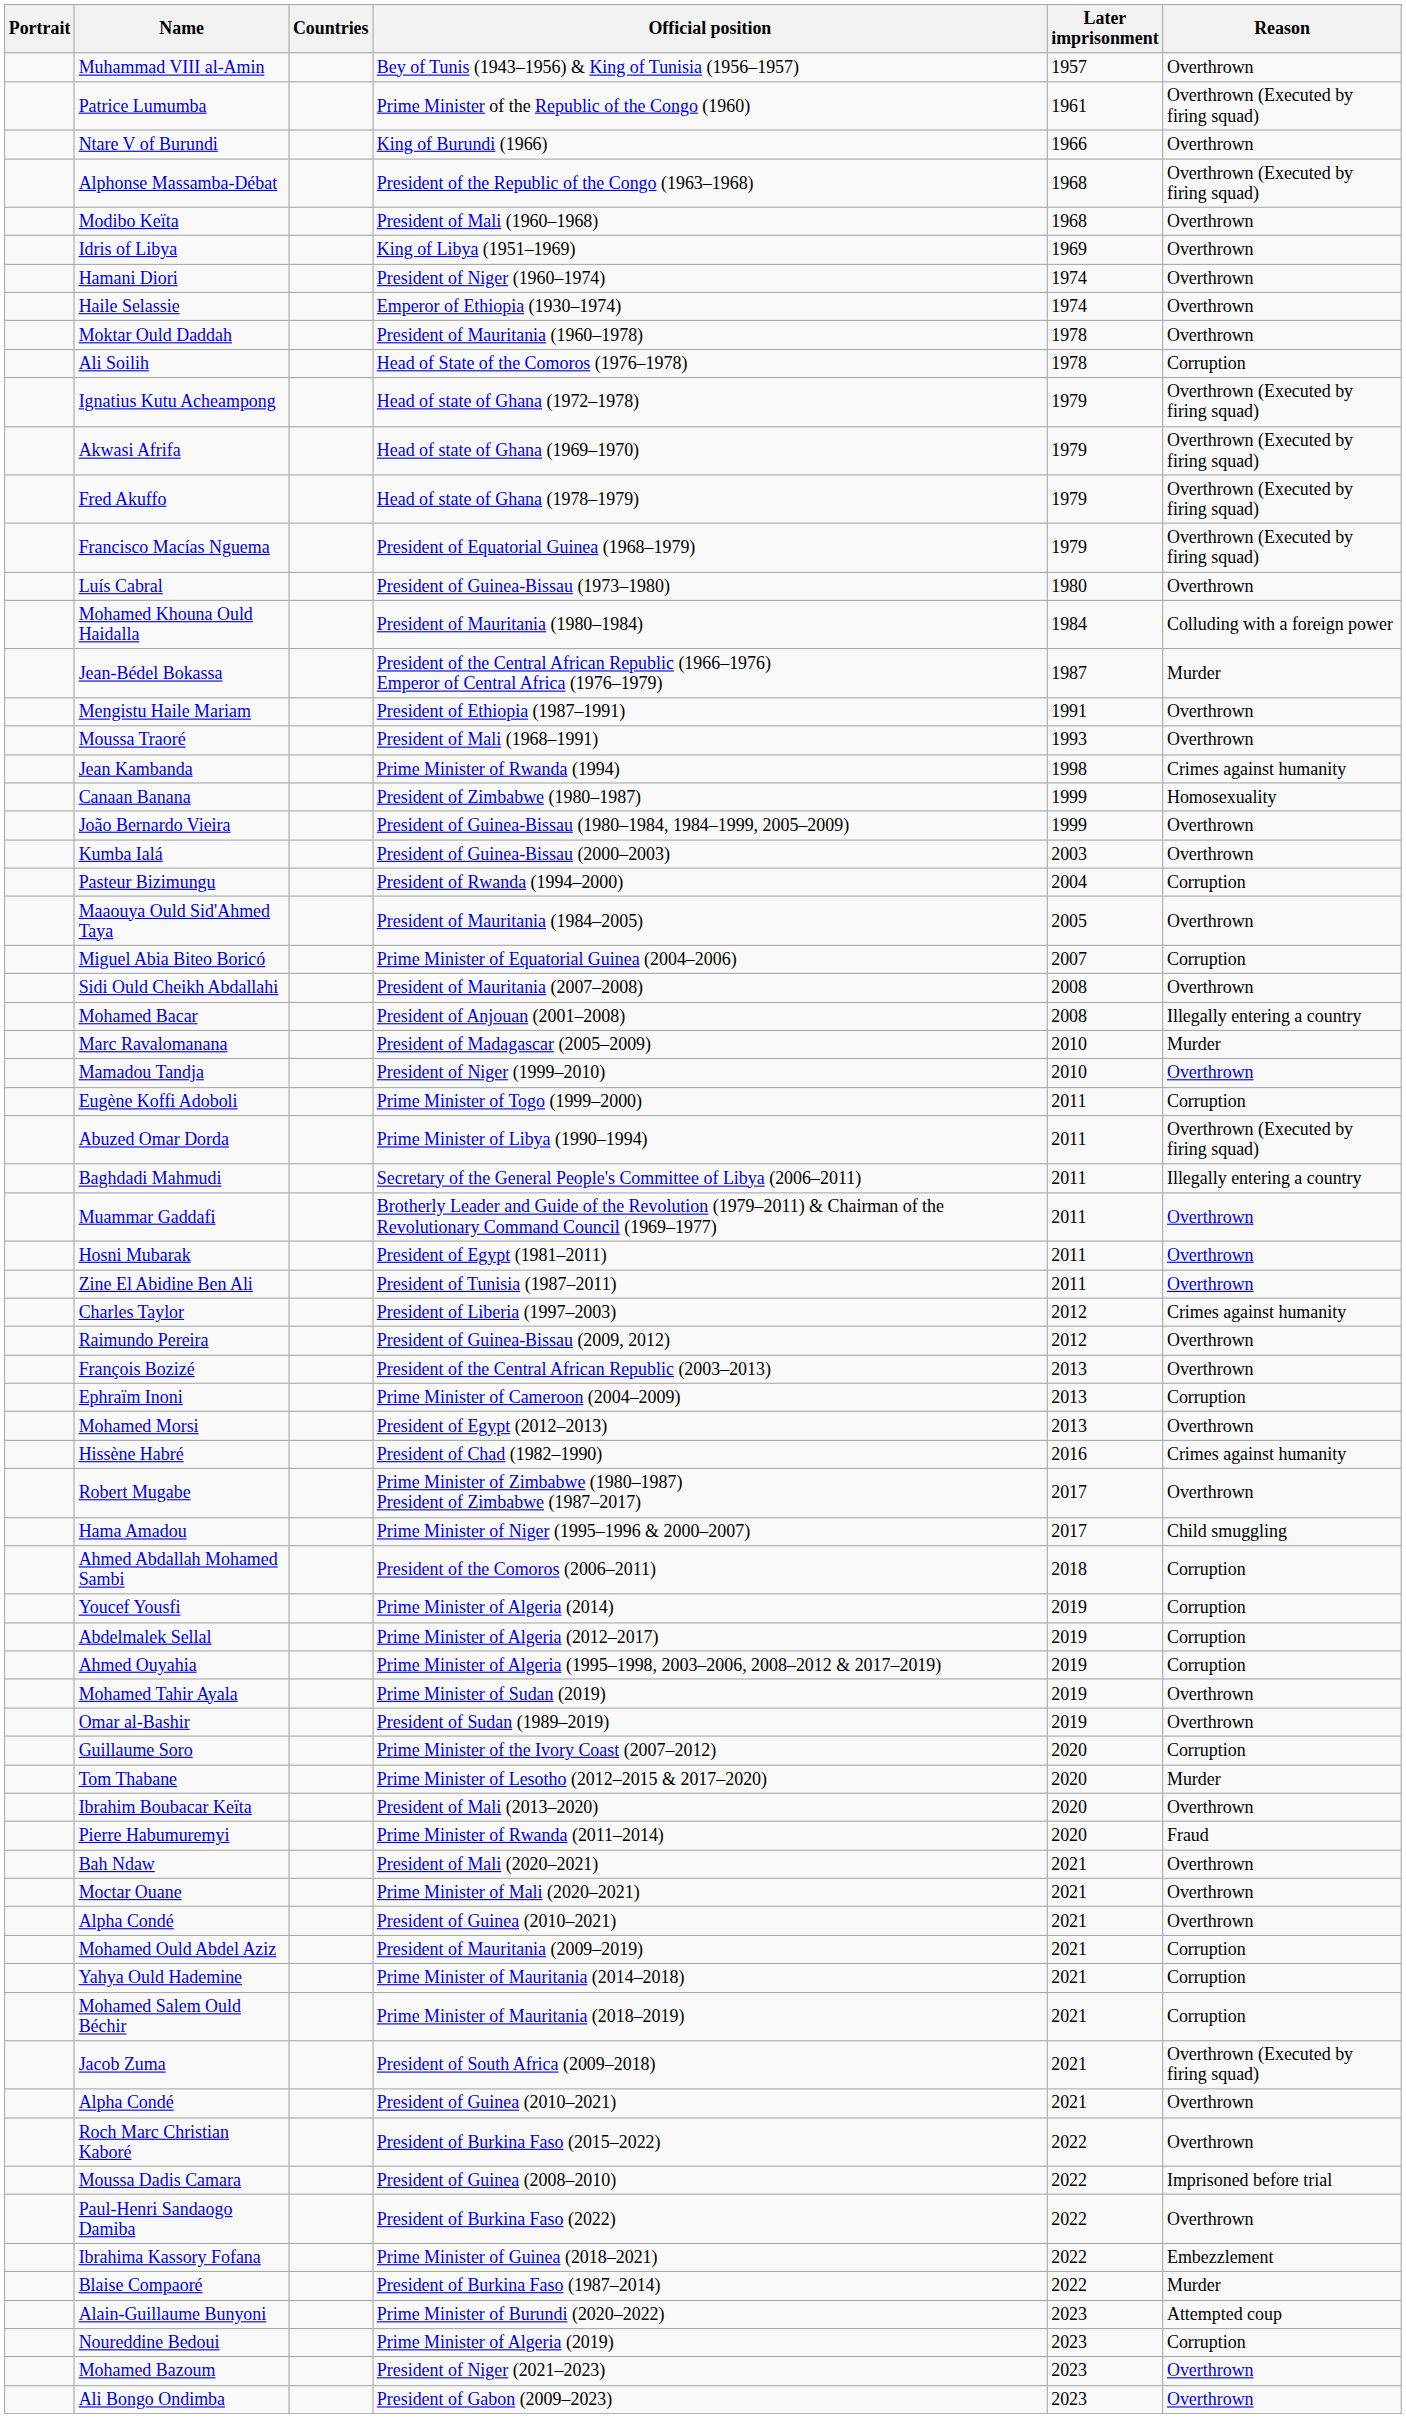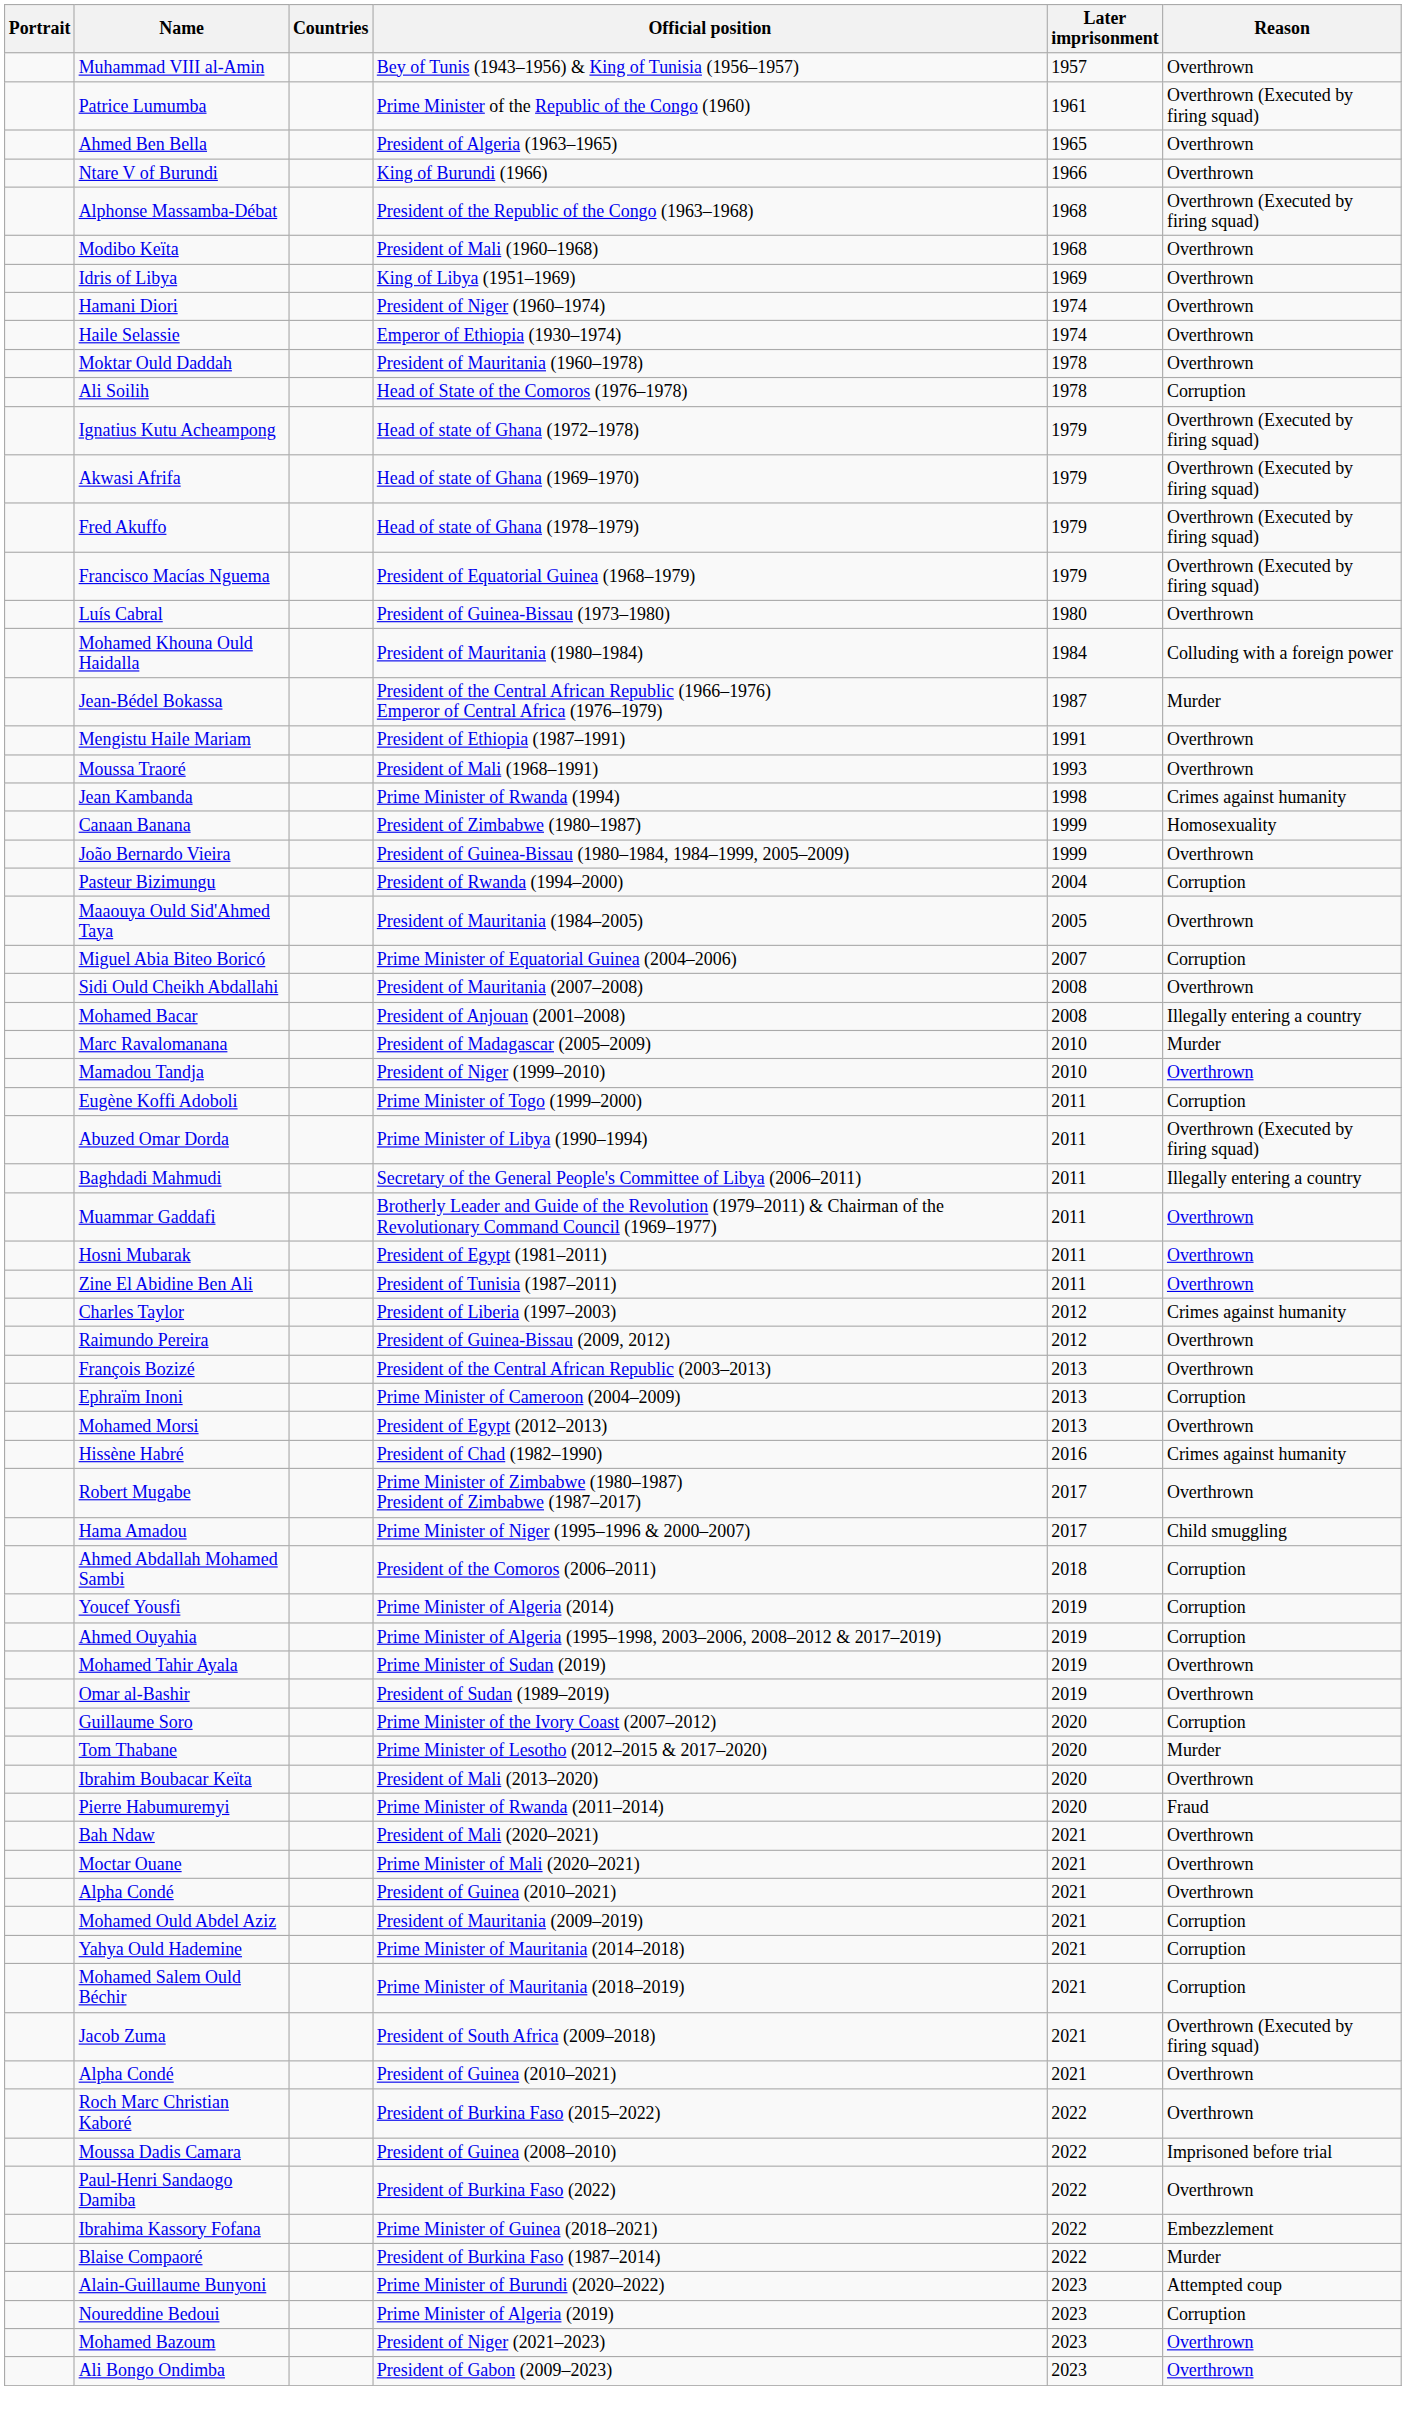+ row: (143, 144)
- row: (121, 853)
- row: (145, 1636)
